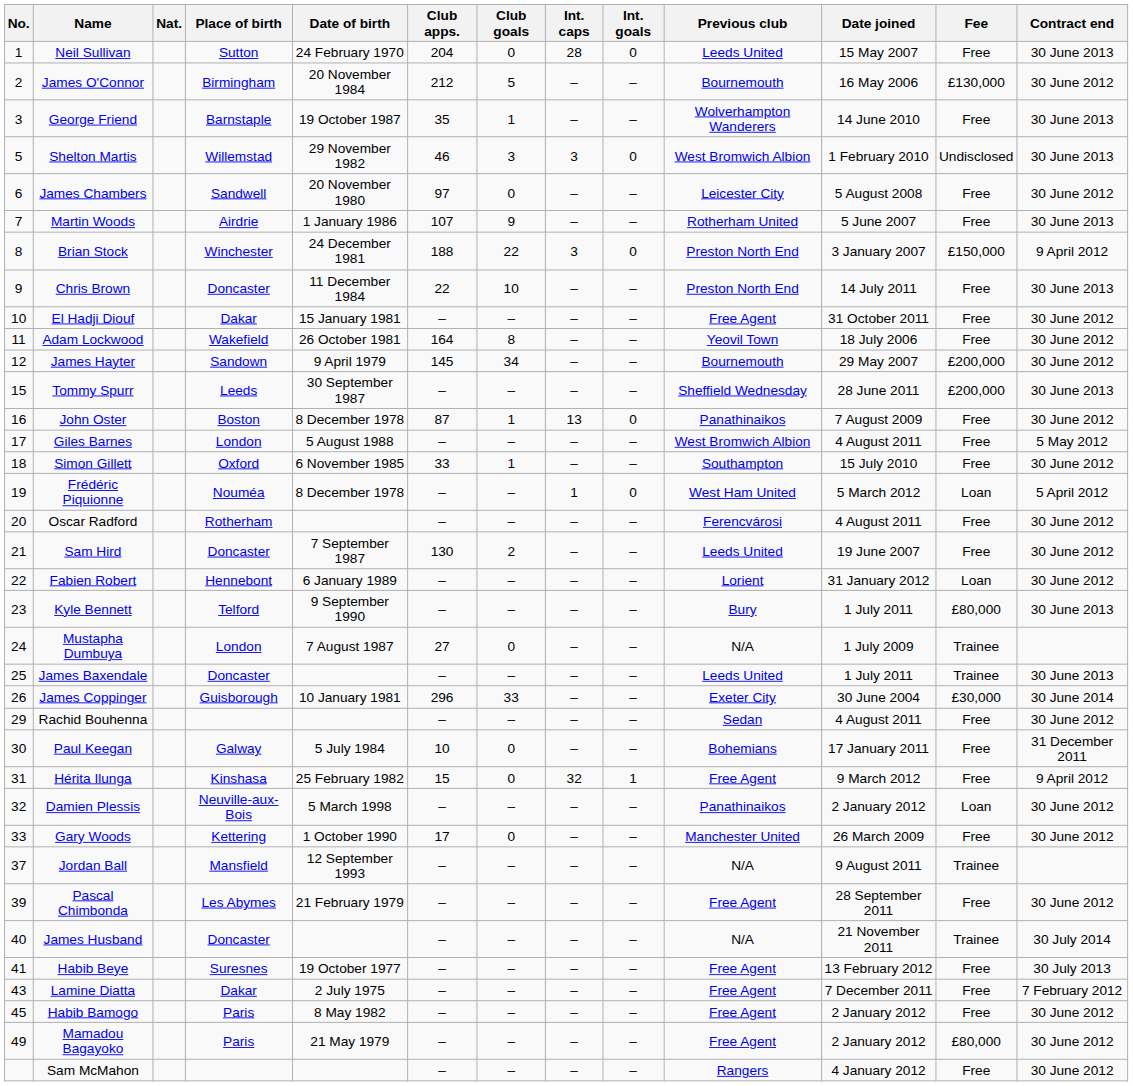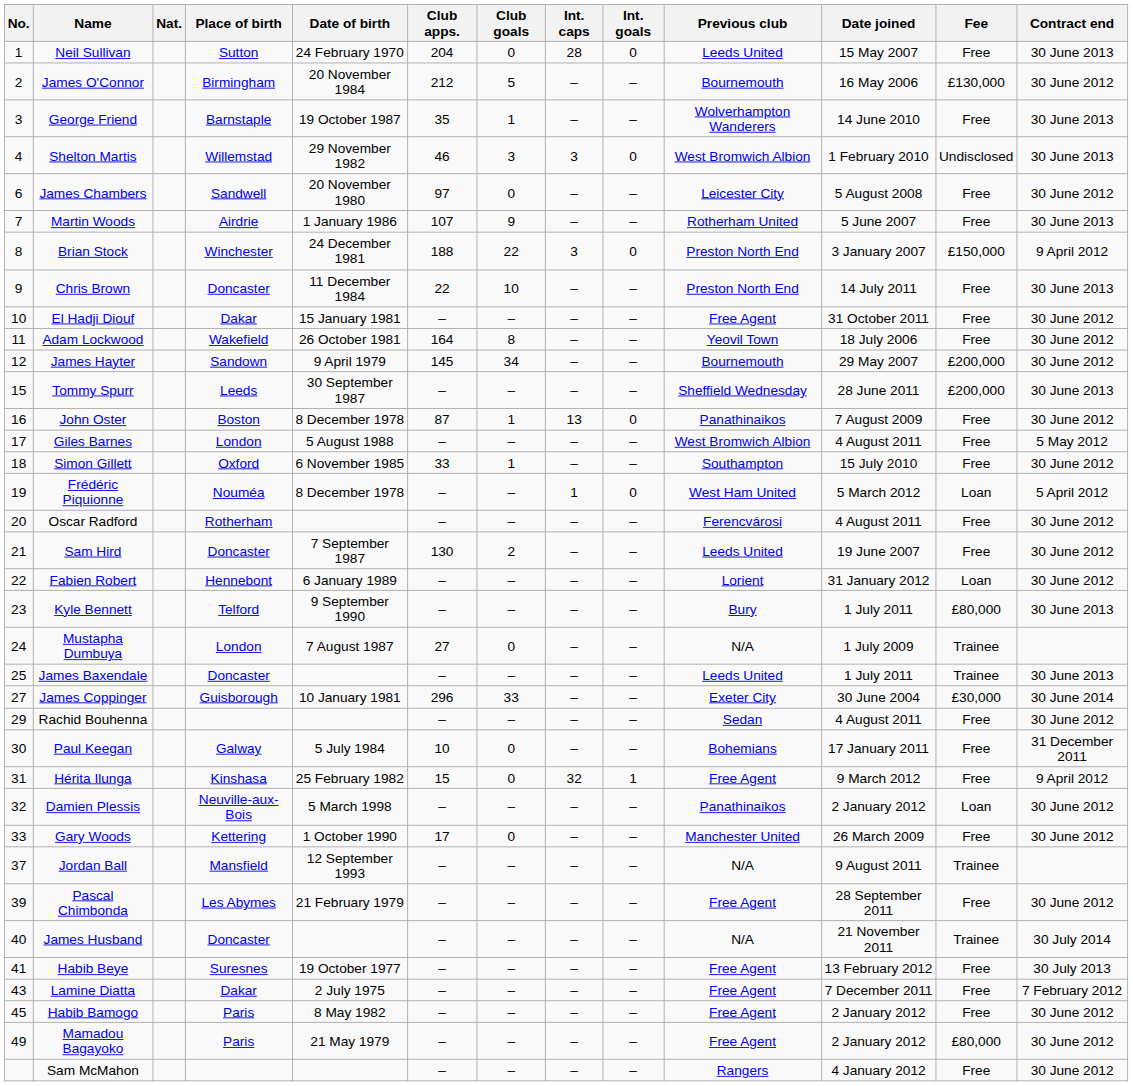(19, 156) 5 -> (19, 156) 4
(19, 697) 26 -> (19, 697) 27
